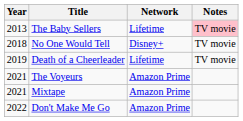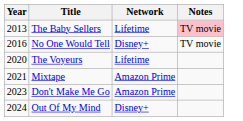(17, 44) 2018 -> (17, 44) 2016
- row: (78, 60)
(17, 76) 2021 -> (17, 60) 2020
(160, 76) Amazon Prime -> (132, 60) Lifetime
(17, 108) 2022 -> (17, 92) 2023
+ row: (66, 108)
